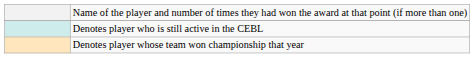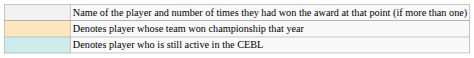rows swapped: (188, 45) <-> (168, 28)
